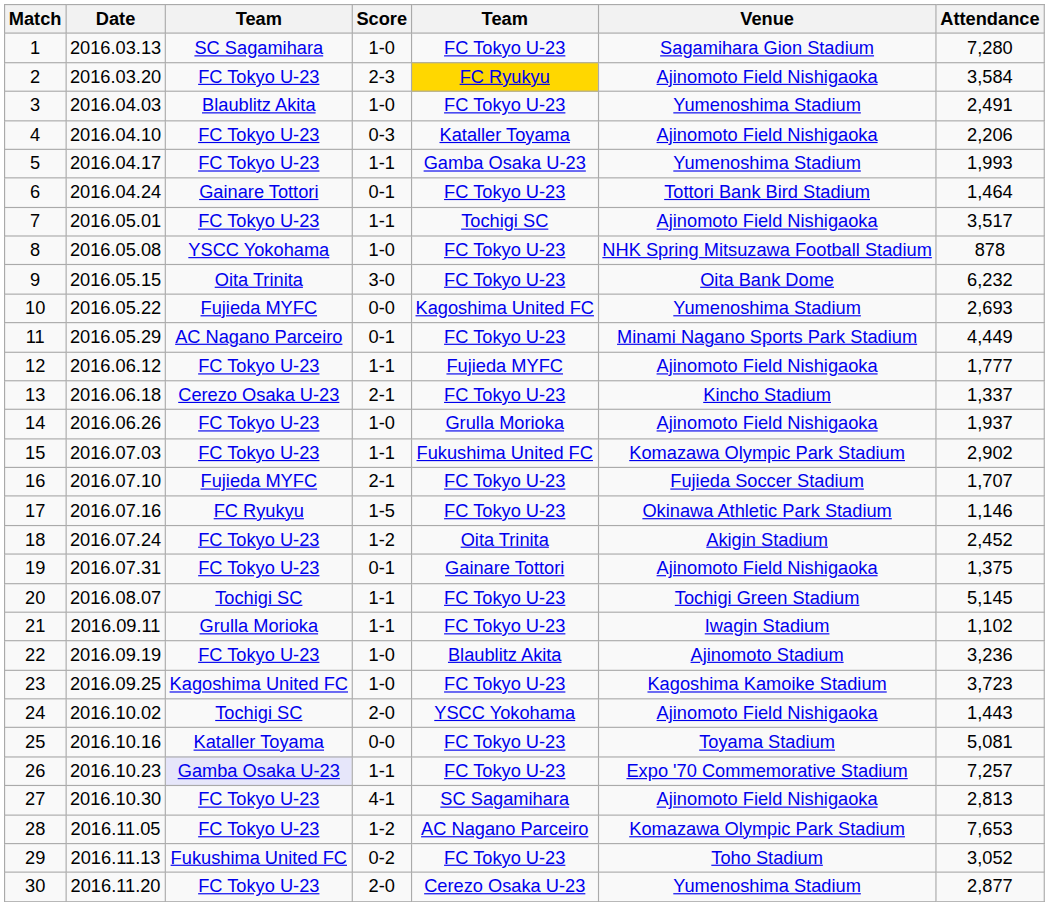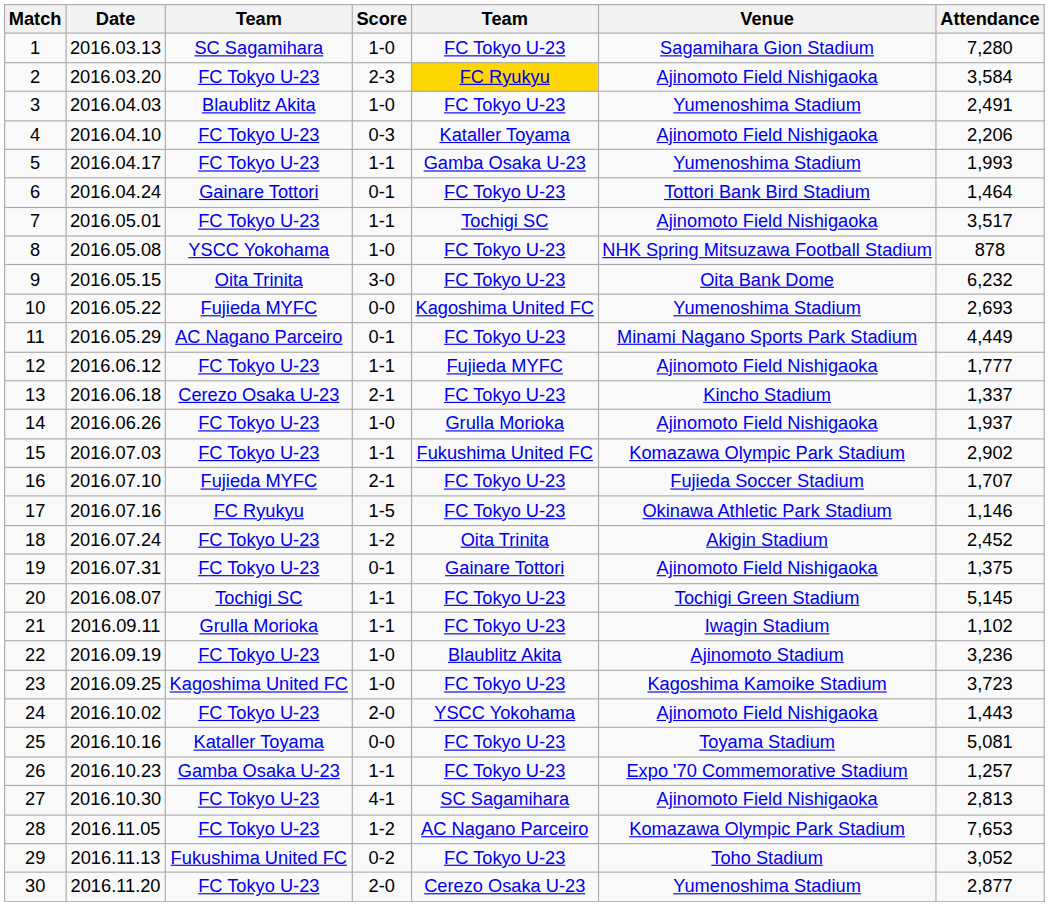(259, 713) Tochigi SC -> (259, 713) FC Tokyo U-23
(259, 771) lavender background -> (259, 771) no background
(990, 771) 7,257 -> (990, 771) 1,257
